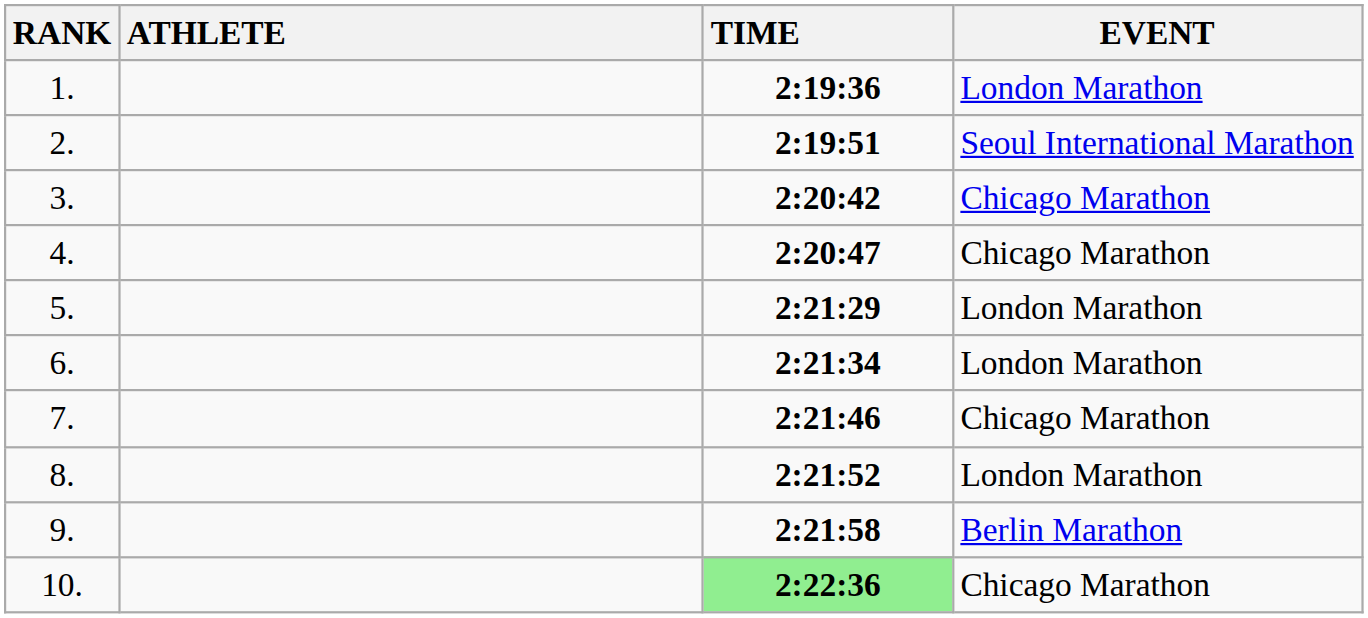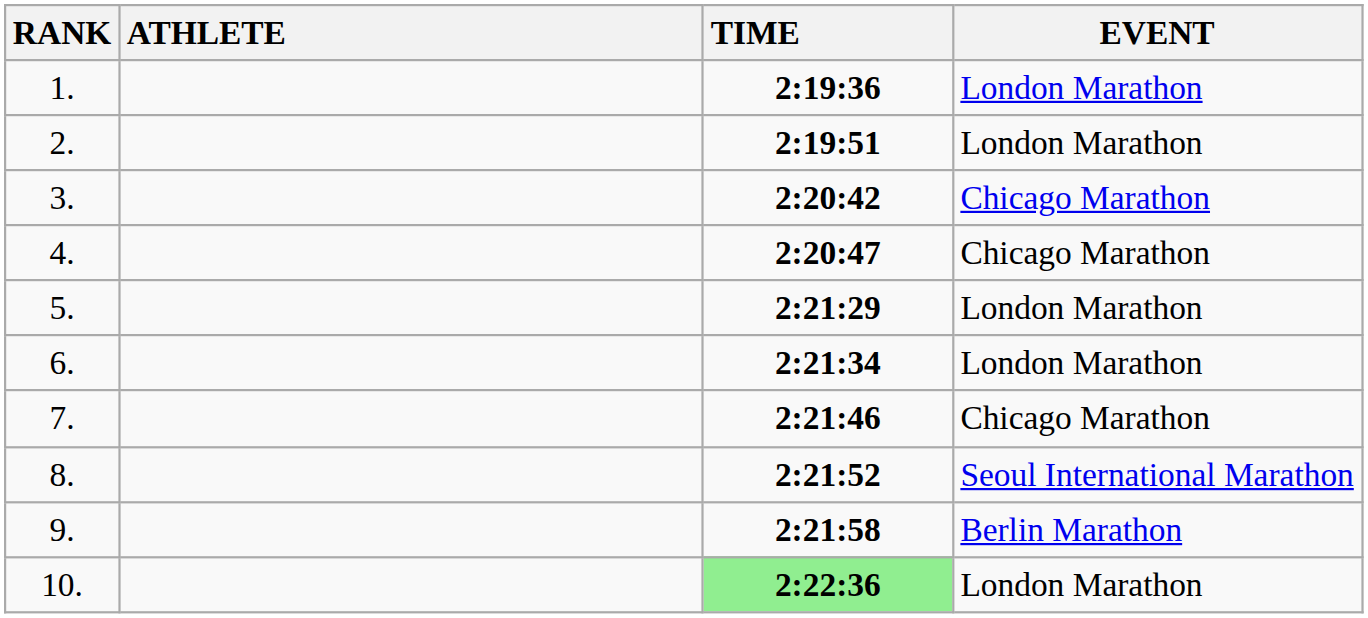(1157, 142) Seoul International Marathon -> (1081, 142) London Marathon
(1081, 473) London Marathon -> (1157, 473) Seoul International Marathon
(1085, 583) Chicago Marathon -> (1081, 583) London Marathon
